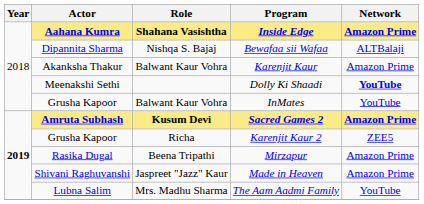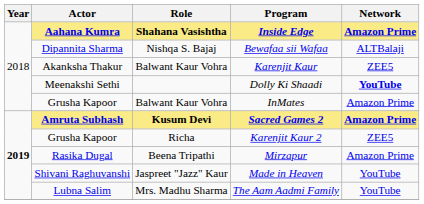(380, 66) Amazon Prime -> (380, 66) ZEE5
(380, 102) YouTube -> (380, 102) Amazon Prime
(380, 173) Amazon Prime -> (380, 173) YouTube
